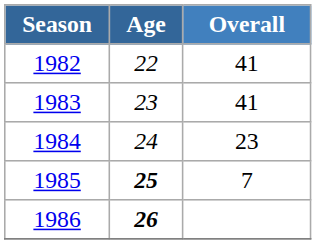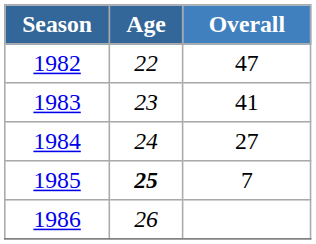(247, 63) 41 -> (247, 63) 47
(247, 141) 23 -> (247, 141) 27
(146, 219) bold -> (146, 219) normal
